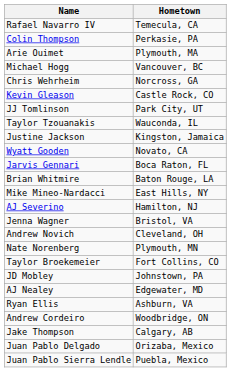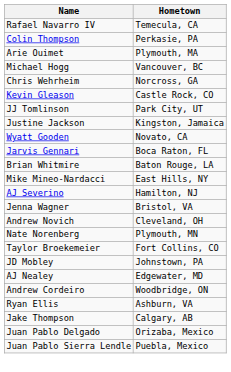- row: (51, 123)
rows swapped: (45, 319) <-> (32, 305)
